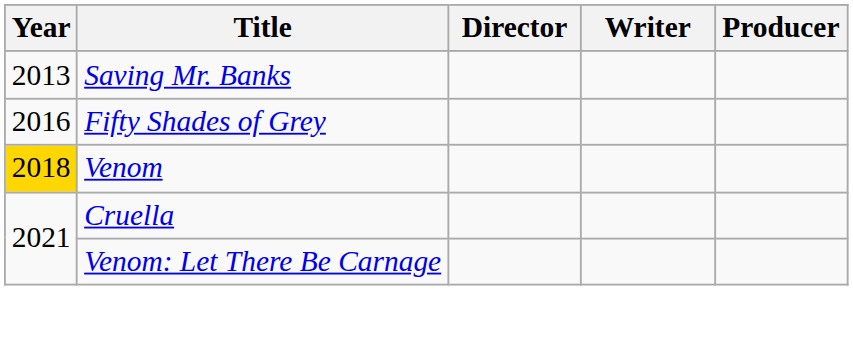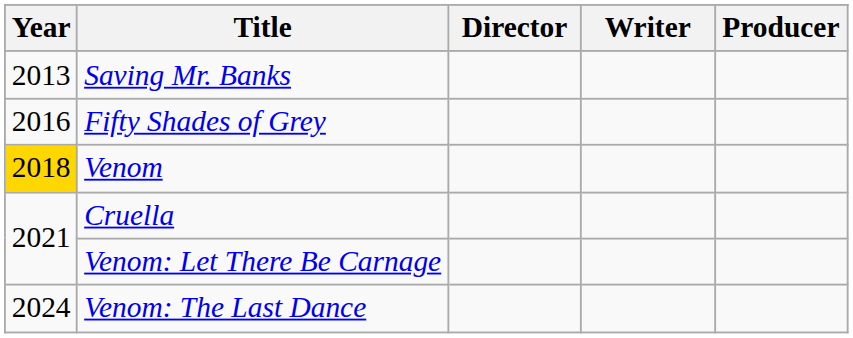+ row: (225, 307)
